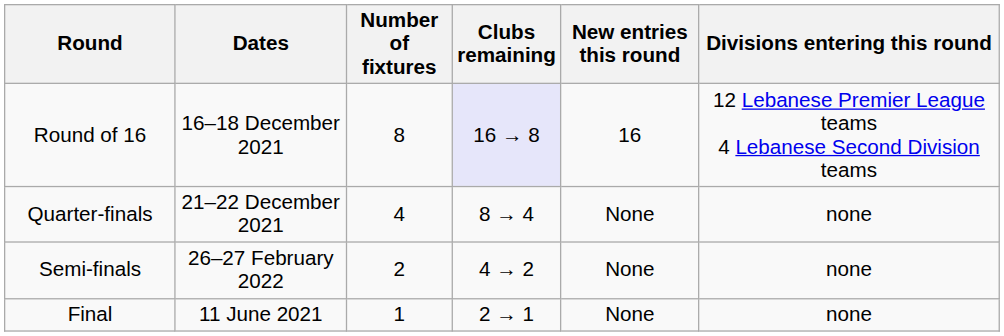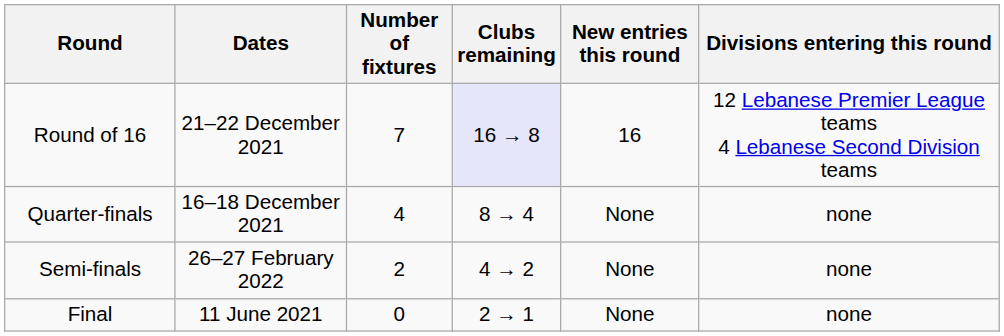(261, 134) 16–18 December 2021 -> (261, 134) 21–22 December 2021
(399, 134) 8 -> (399, 134) 7
(261, 214) 21–22 December 2021 -> (261, 214) 16–18 December 2021
(399, 314) 1 -> (399, 314) 0
